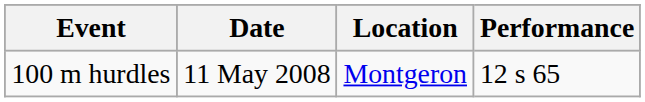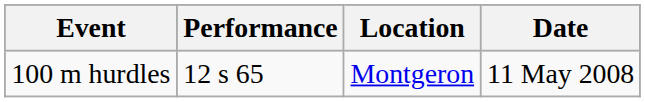columns swapped: (557, 27) <-> (257, 27)
